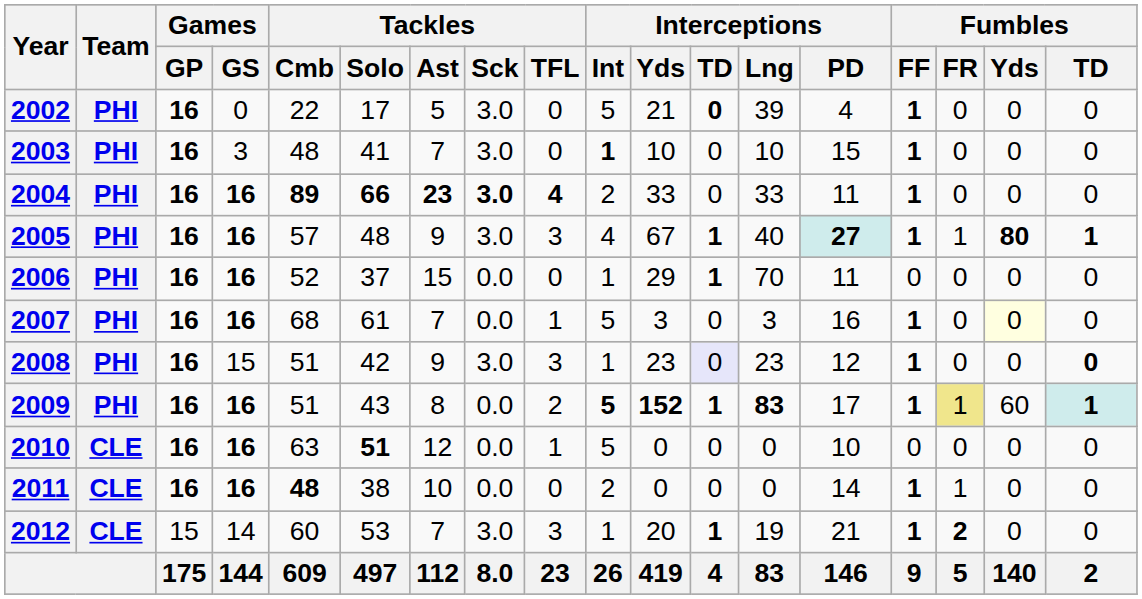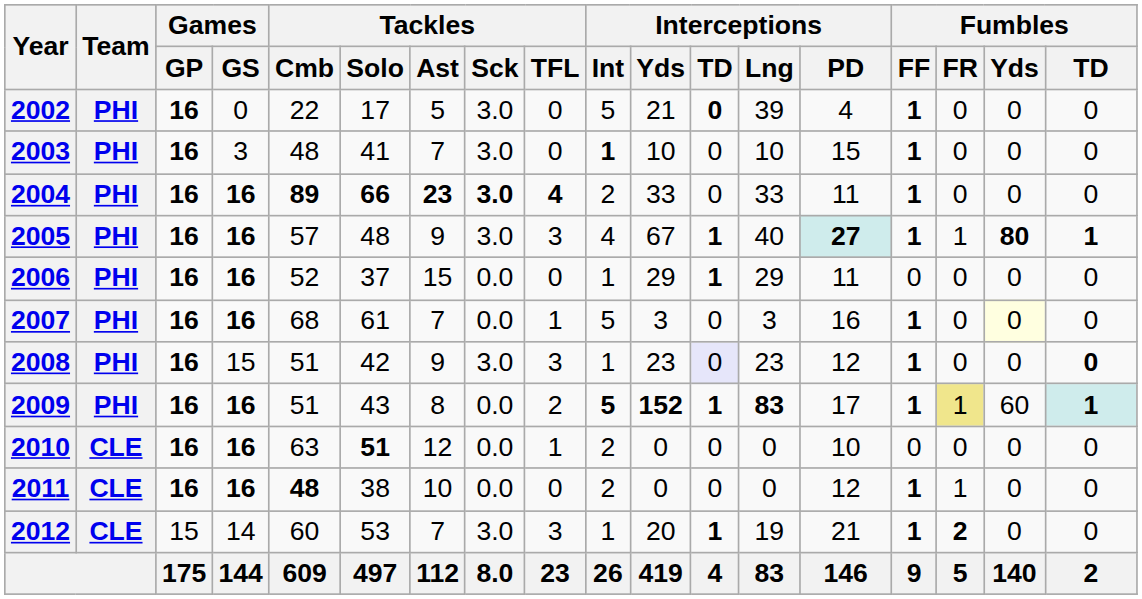(769, 278) 70 -> (769, 278) 29
(608, 446) 5 -> (608, 446) 2
(846, 488) 14 -> (846, 488) 12
